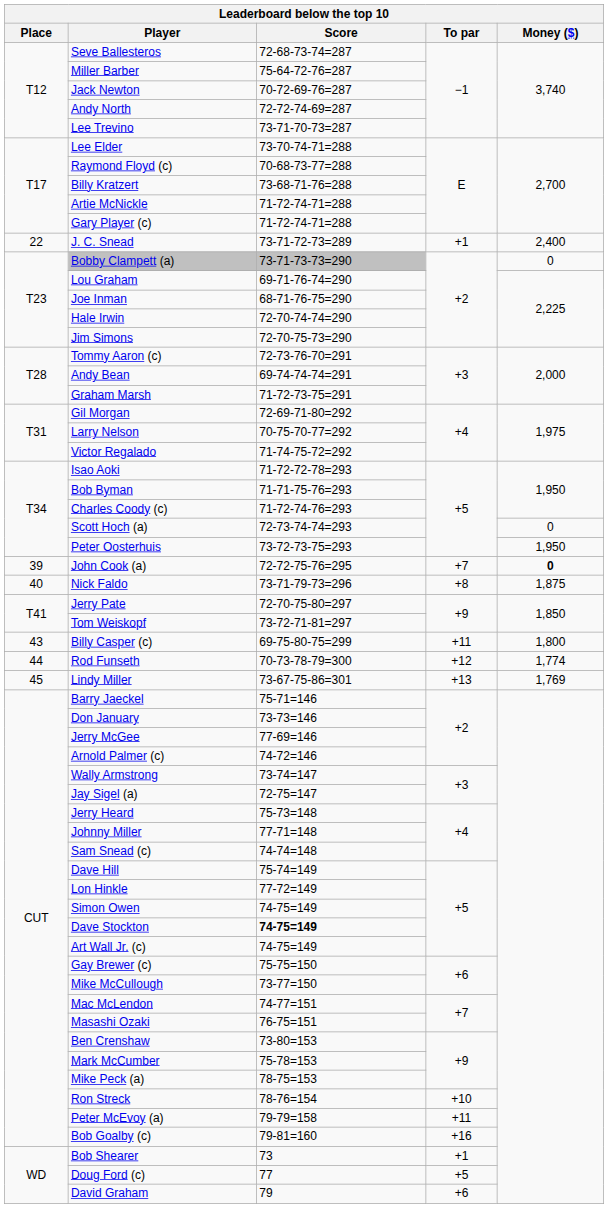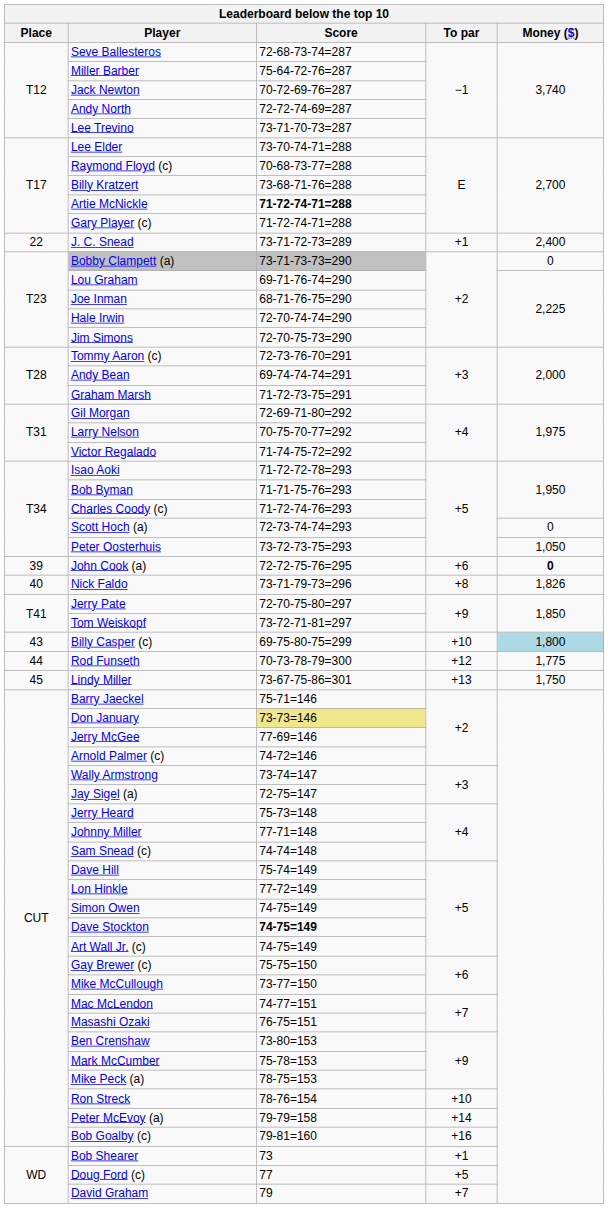(305, 204) normal -> (305, 204) bold
(550, 546) 1,950 -> (550, 546) 1,050
(461, 565) +7 -> (461, 565) +6
(550, 584) 1,875 -> (550, 584) 1,826
(461, 642) +11 -> (461, 642) +10
(550, 642) no background -> (550, 642) lightblue background
(550, 661) 1,774 -> (550, 661) 1,775
(550, 680) 1,769 -> (550, 680) 1,750
(288, 718) no background -> (288, 718) khaki background
(461, 1117) +11 -> (461, 1117) +14
(461, 1193) +6 -> (461, 1193) +7
